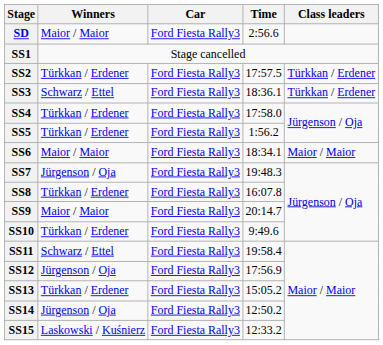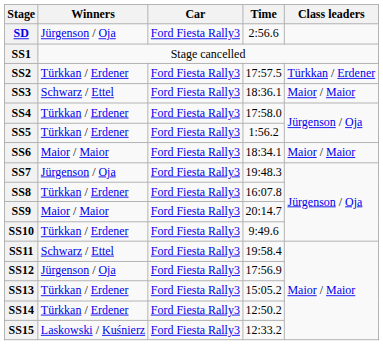(75, 33) Maior / Maior -> (78, 33) Jürgenson / Oja
(331, 92) Türkkan / Erdener -> (321, 92) Maior / Maior
(78, 310) Jürgenson / Oja -> (85, 310) Türkkan / Erdener
